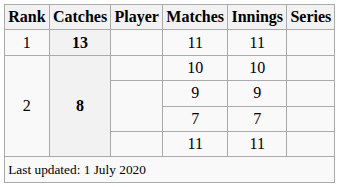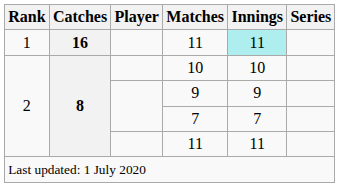(80, 42) 13 -> (80, 42) 16
(257, 42) no background -> (257, 42) paleturquoise background
